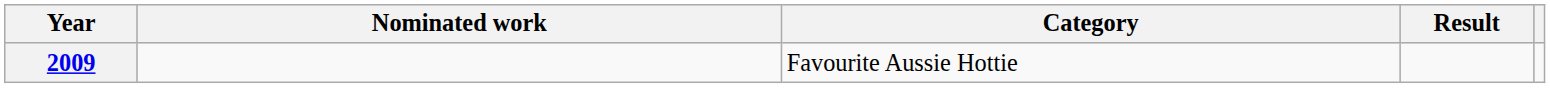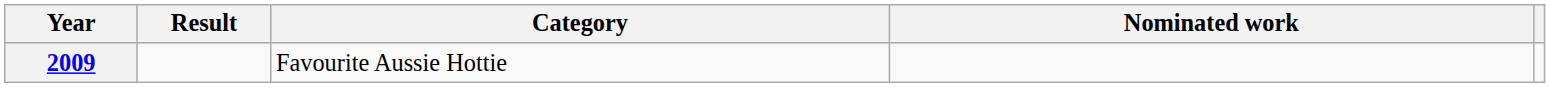columns swapped: (459, 23) <-> (1467, 23)
